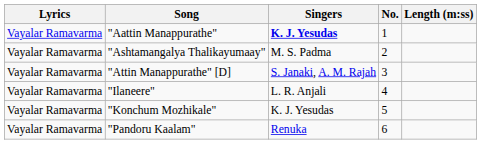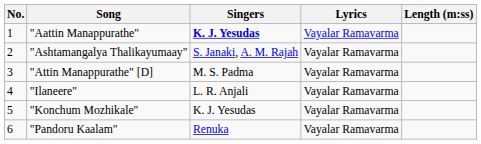columns swapped: (390, 14) <-> (55, 14)
(301, 52) M. S. Padma -> (246, 52) S. Janaki, A. M. Rajah
(323, 72) S. Janaki, A. M. Rajah -> (223, 72) M. S. Padma
